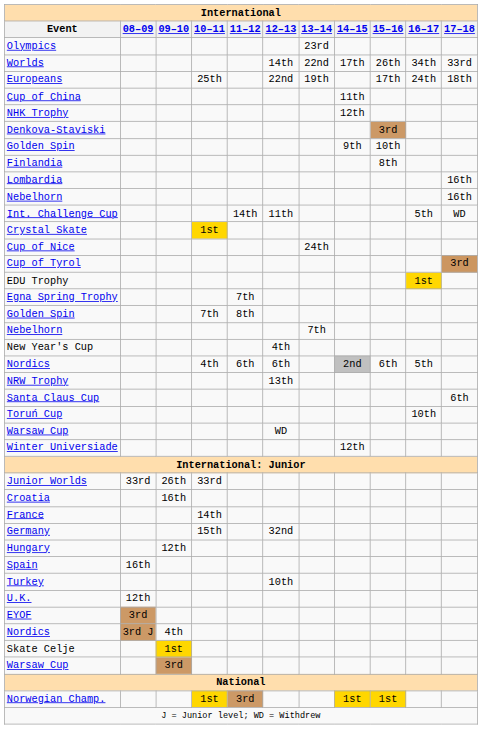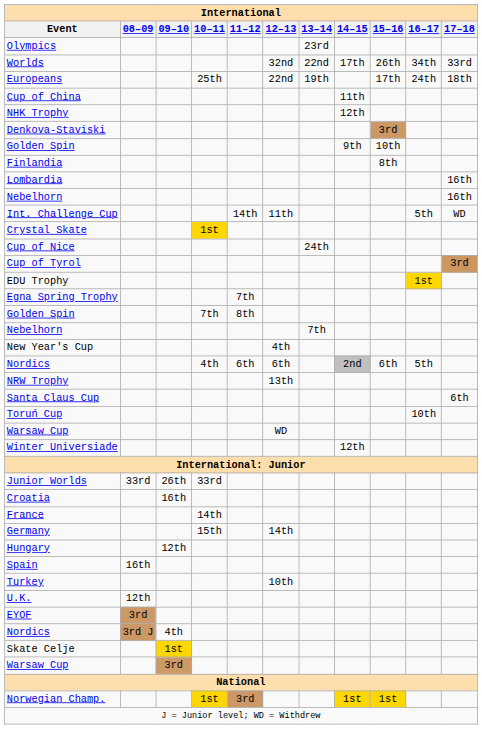(281, 63) 14th -> (281, 63) 32nd
(281, 532) 32nd -> (281, 532) 14th
